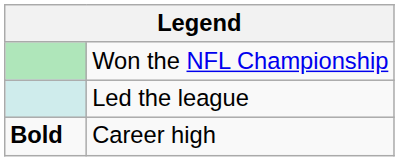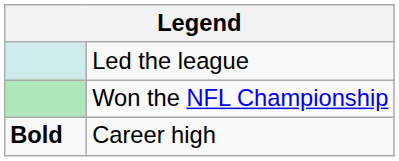rows swapped: (240, 60) <-> (171, 98)
